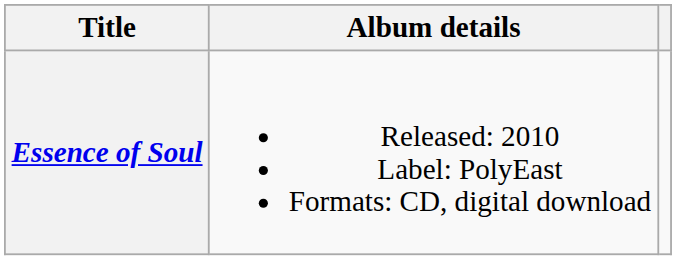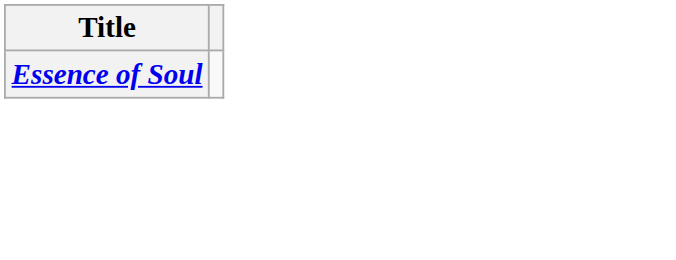- column: (434, 27)
